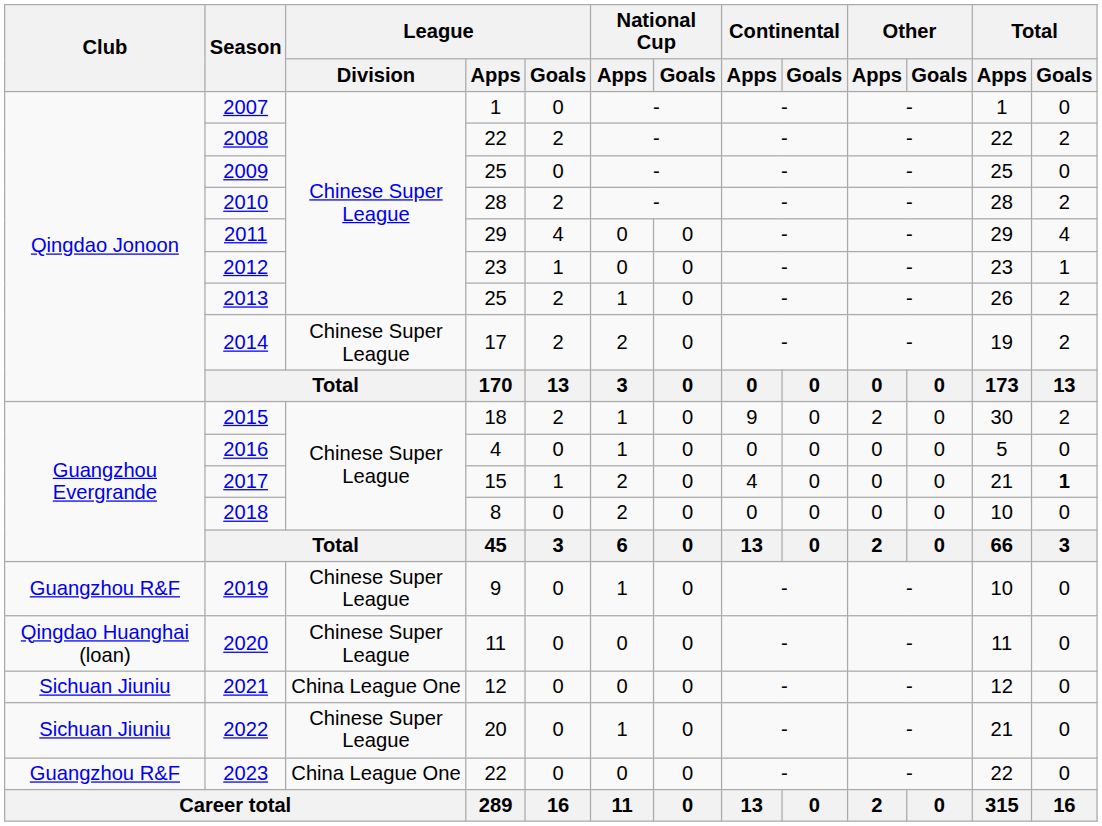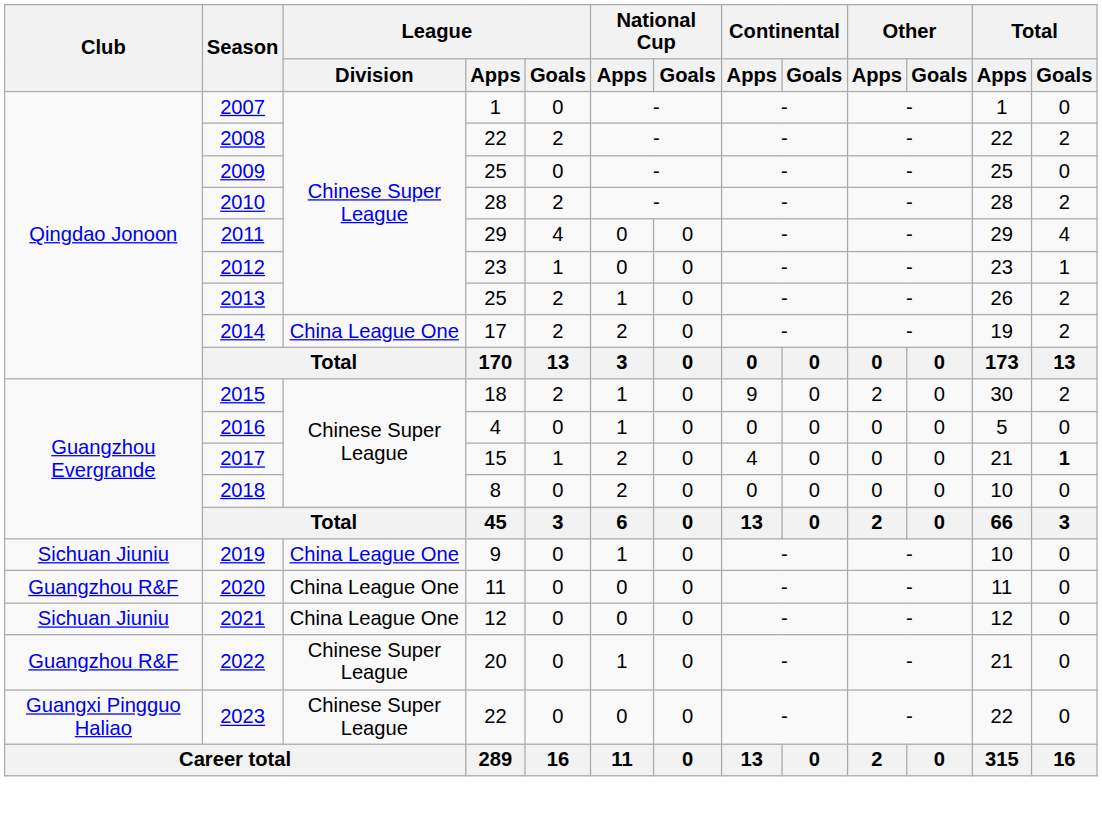(376, 342) Chinese Super League -> (374, 330) China League One
(105, 588) Guangzhou R&F -> (103, 554) Sichuan Jiuniu
(376, 588) Chinese Super League -> (374, 554) China League One
(105, 643) Qingdao Huanghai (loan) -> (103, 586) Guangzhou R&F
(376, 643) Chinese Super League -> (374, 586) China League One
(105, 730) Sichuan Jiuniu -> (103, 661) Guangzhou R&F
(105, 773) Guangzhou R&F -> (103, 716) Guangxi Pingguo Haliao
(376, 773) China League One -> (374, 716) Chinese Super League
